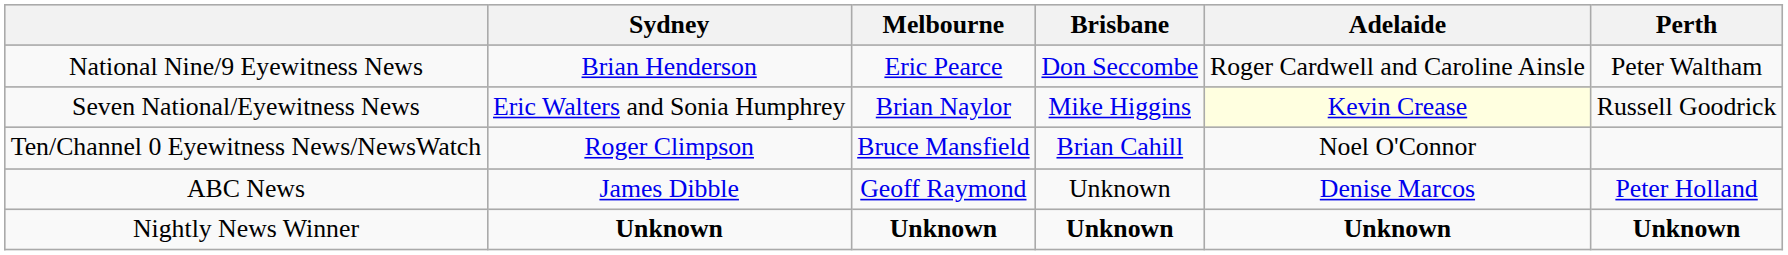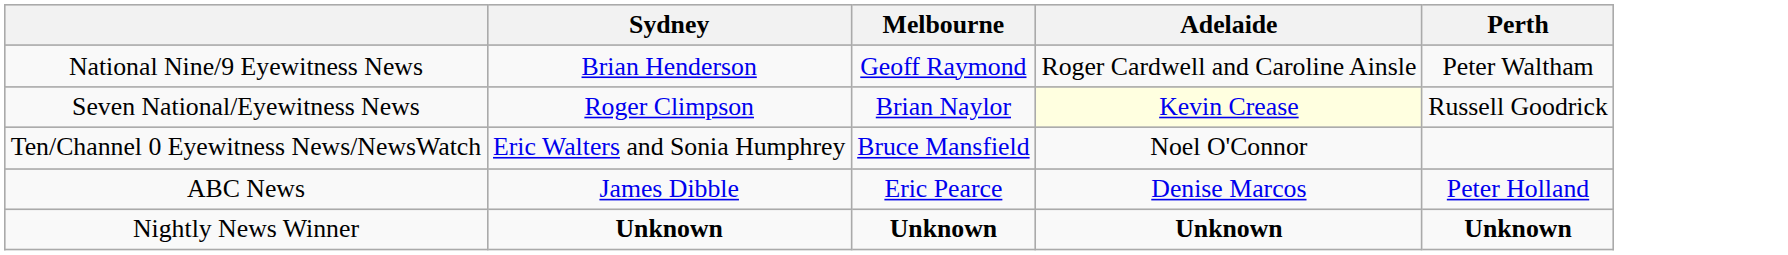- column: (1120, 24)
(943, 65) Eric Pearce -> (943, 65) Geoff Raymond
(669, 106) Eric Walters and Sonia Humphrey -> (669, 106) Roger Climpson
(669, 147) Roger Climpson -> (669, 147) Eric Walters and Sonia Humphrey
(943, 188) Geoff Raymond -> (943, 188) Eric Pearce
